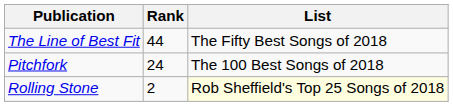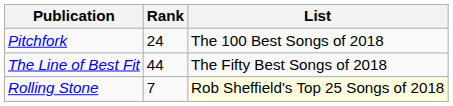rows swapped: (74, 40) <-> (38, 64)
(151, 88) 2 -> (151, 88) 7
